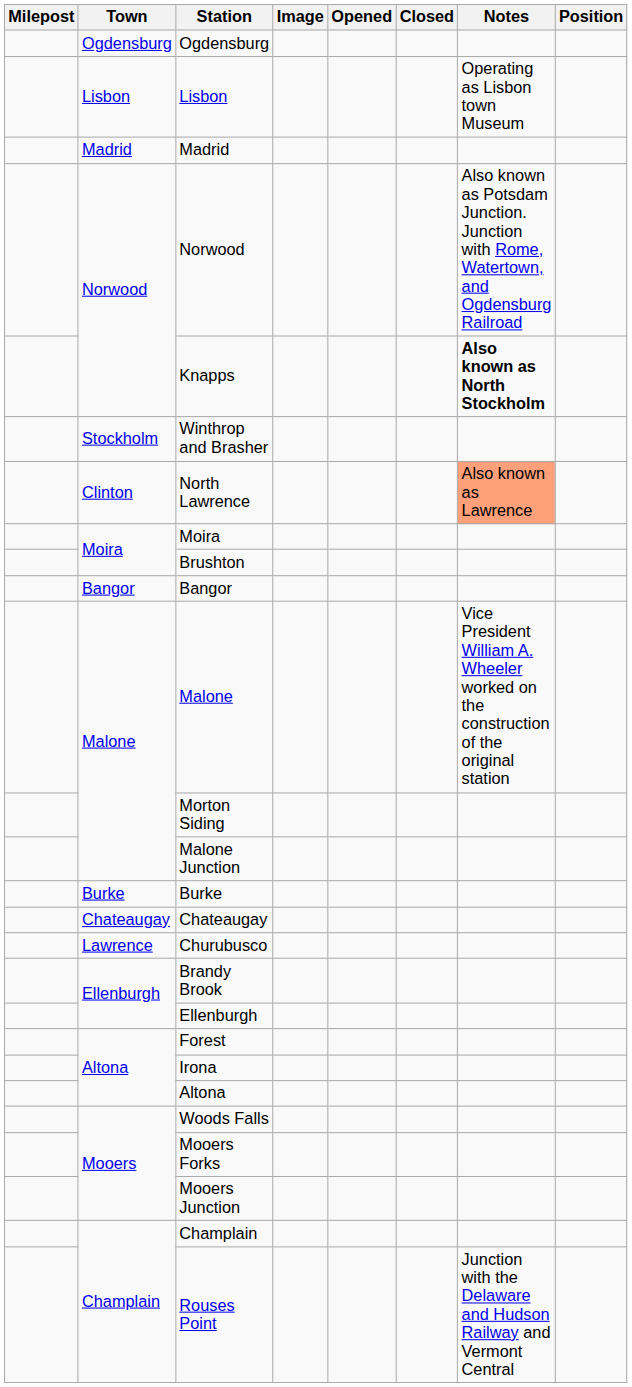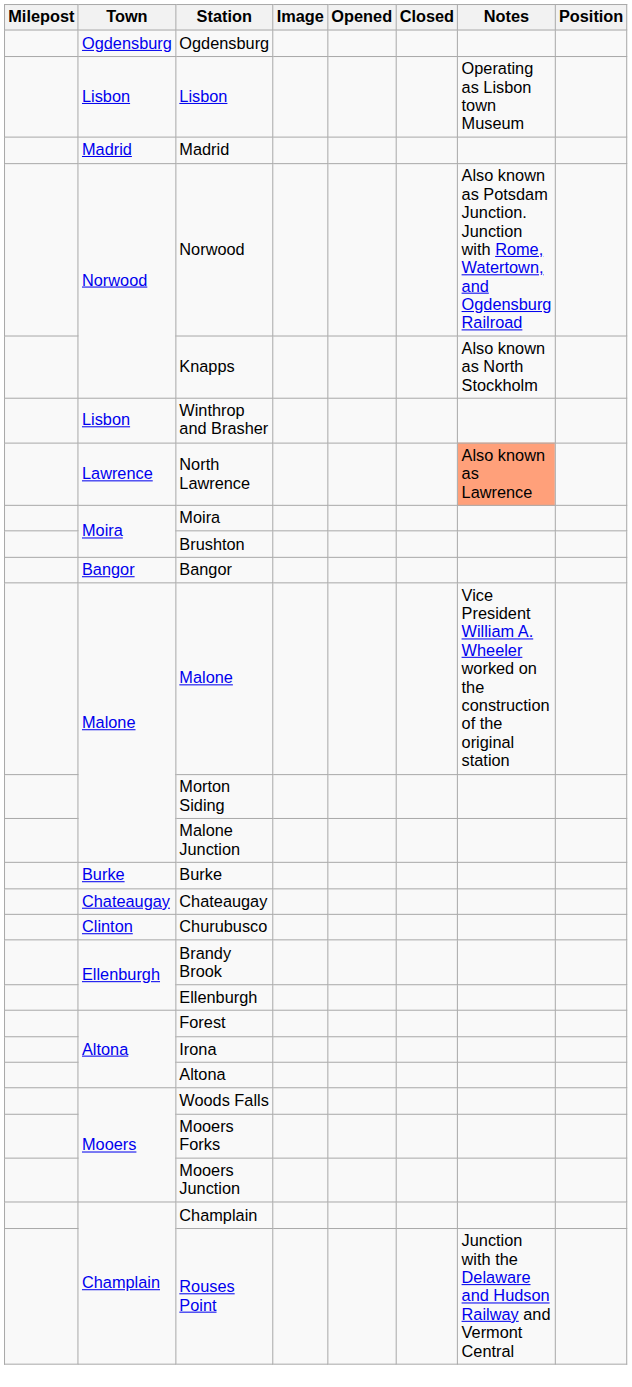(503, 376) bold -> (503, 367) normal
(120, 438) Stockholm -> (106, 420) Lisbon
(107, 492) Clinton -> (117, 474) Lawrence
(117, 945) Lawrence -> (107, 927) Clinton
